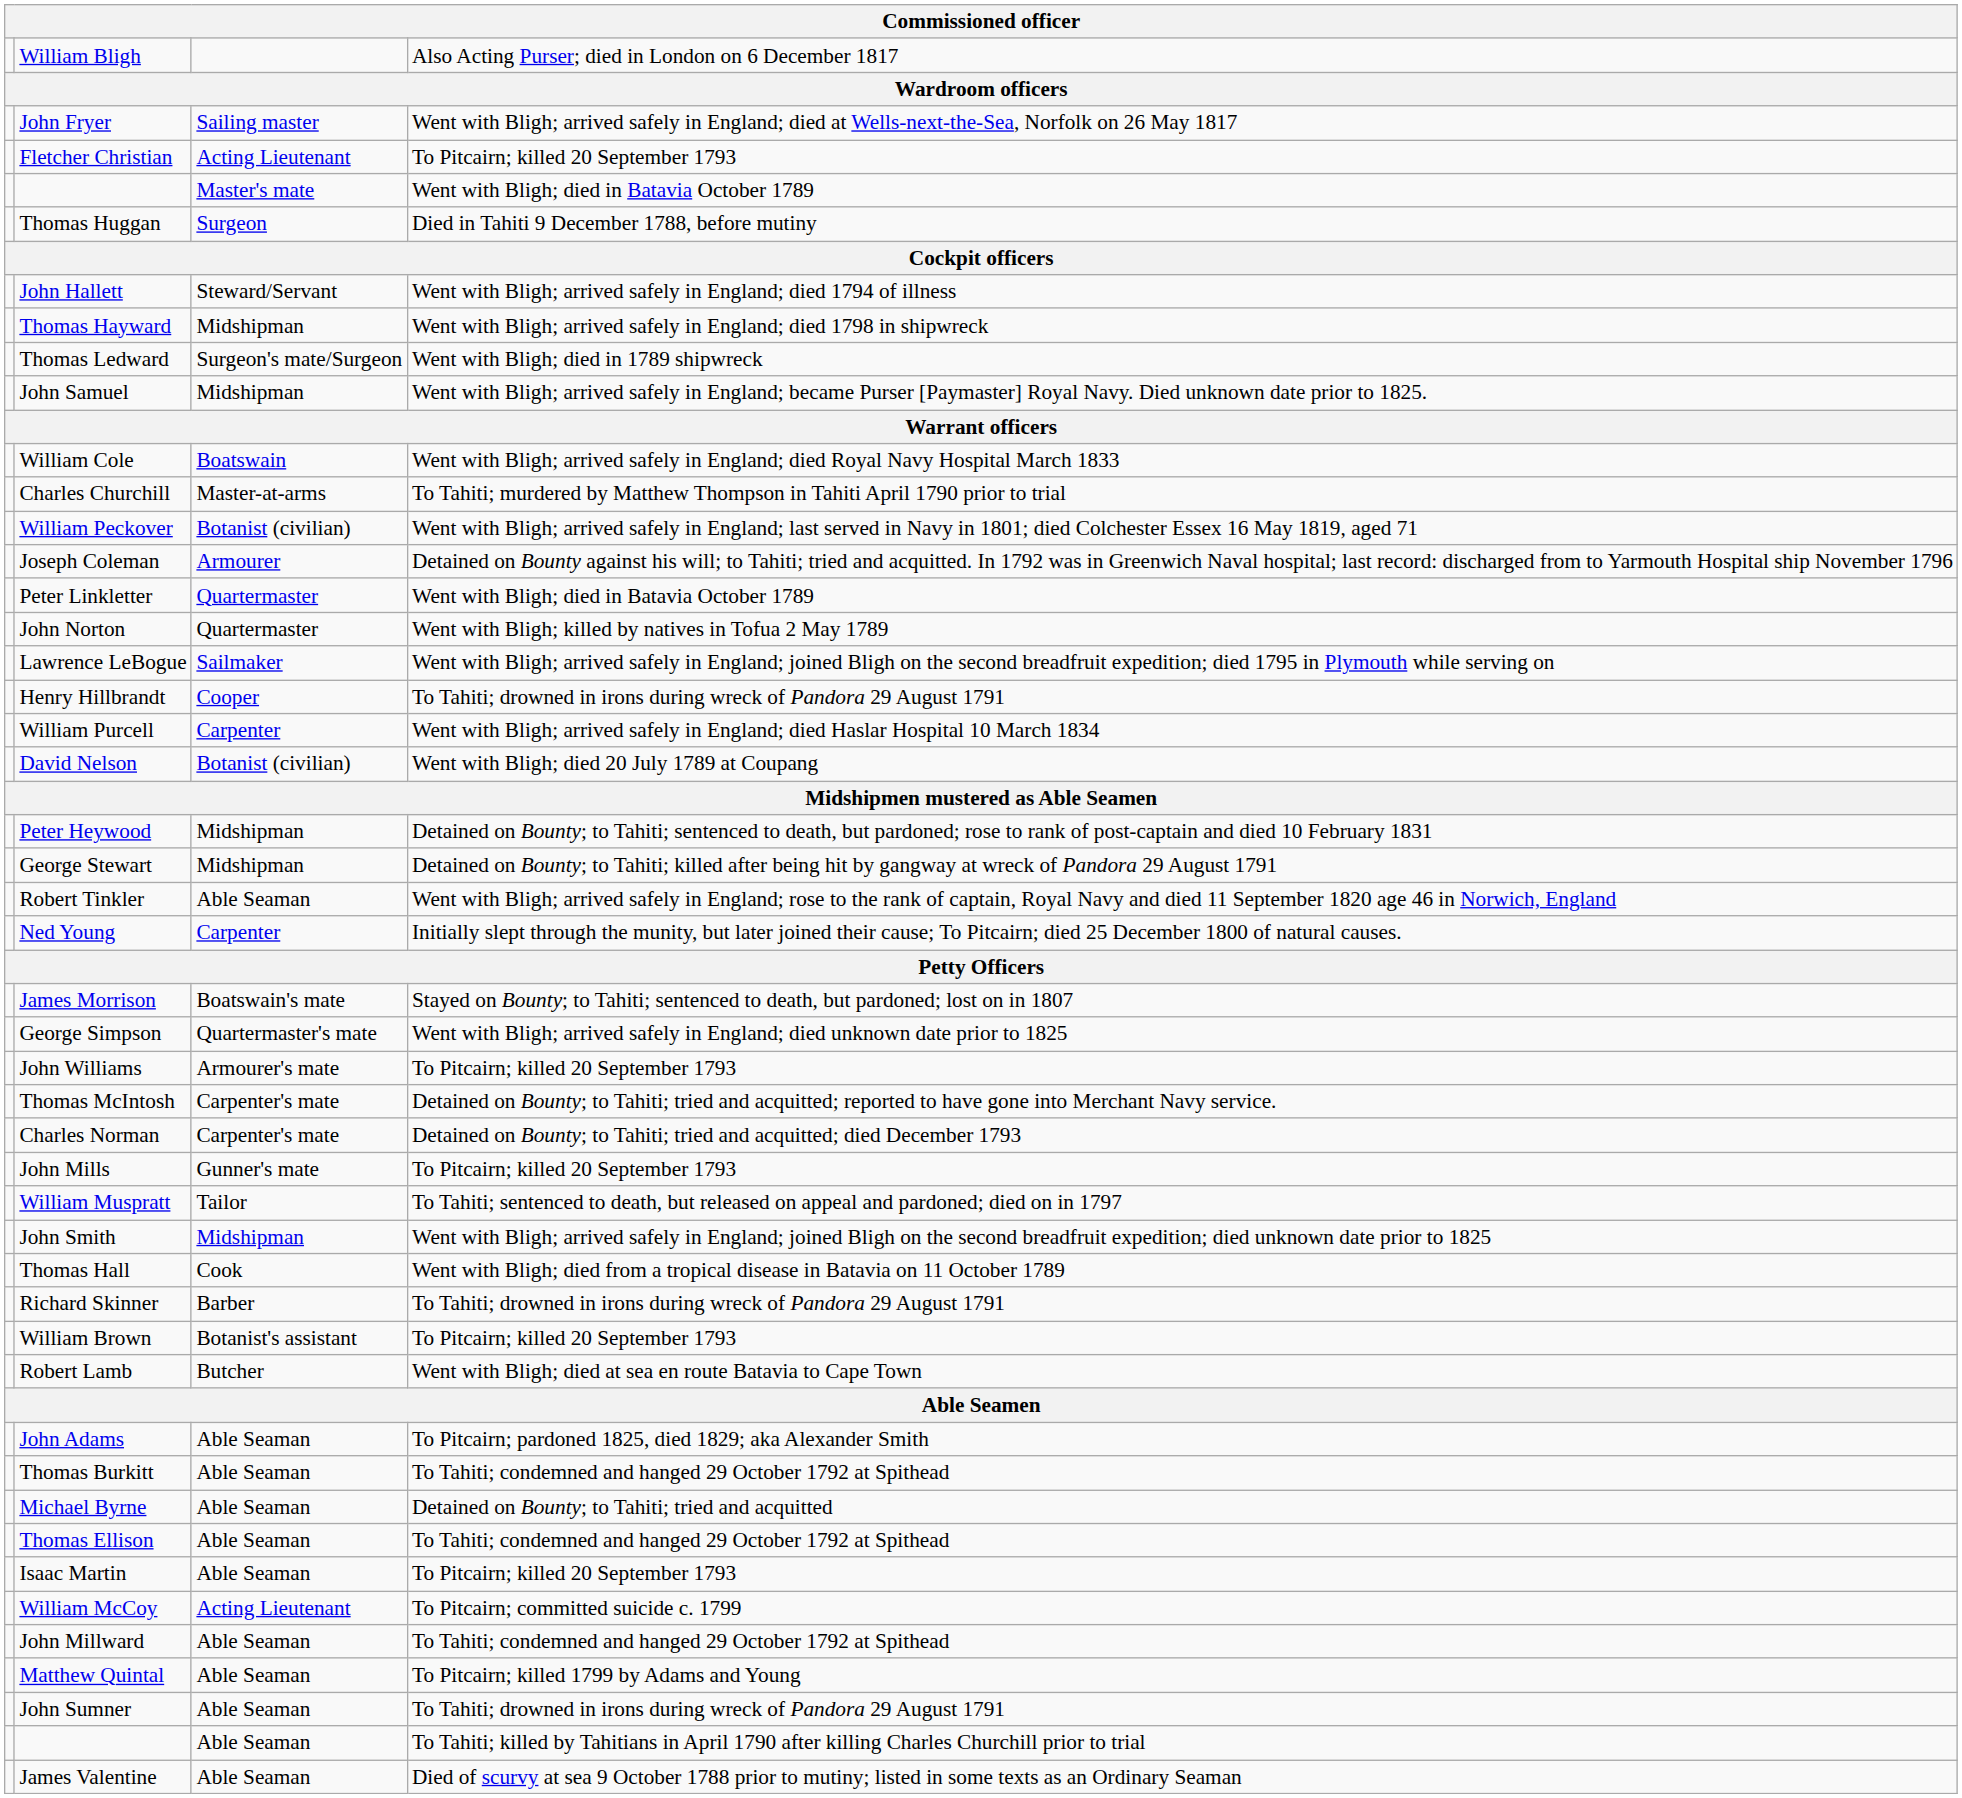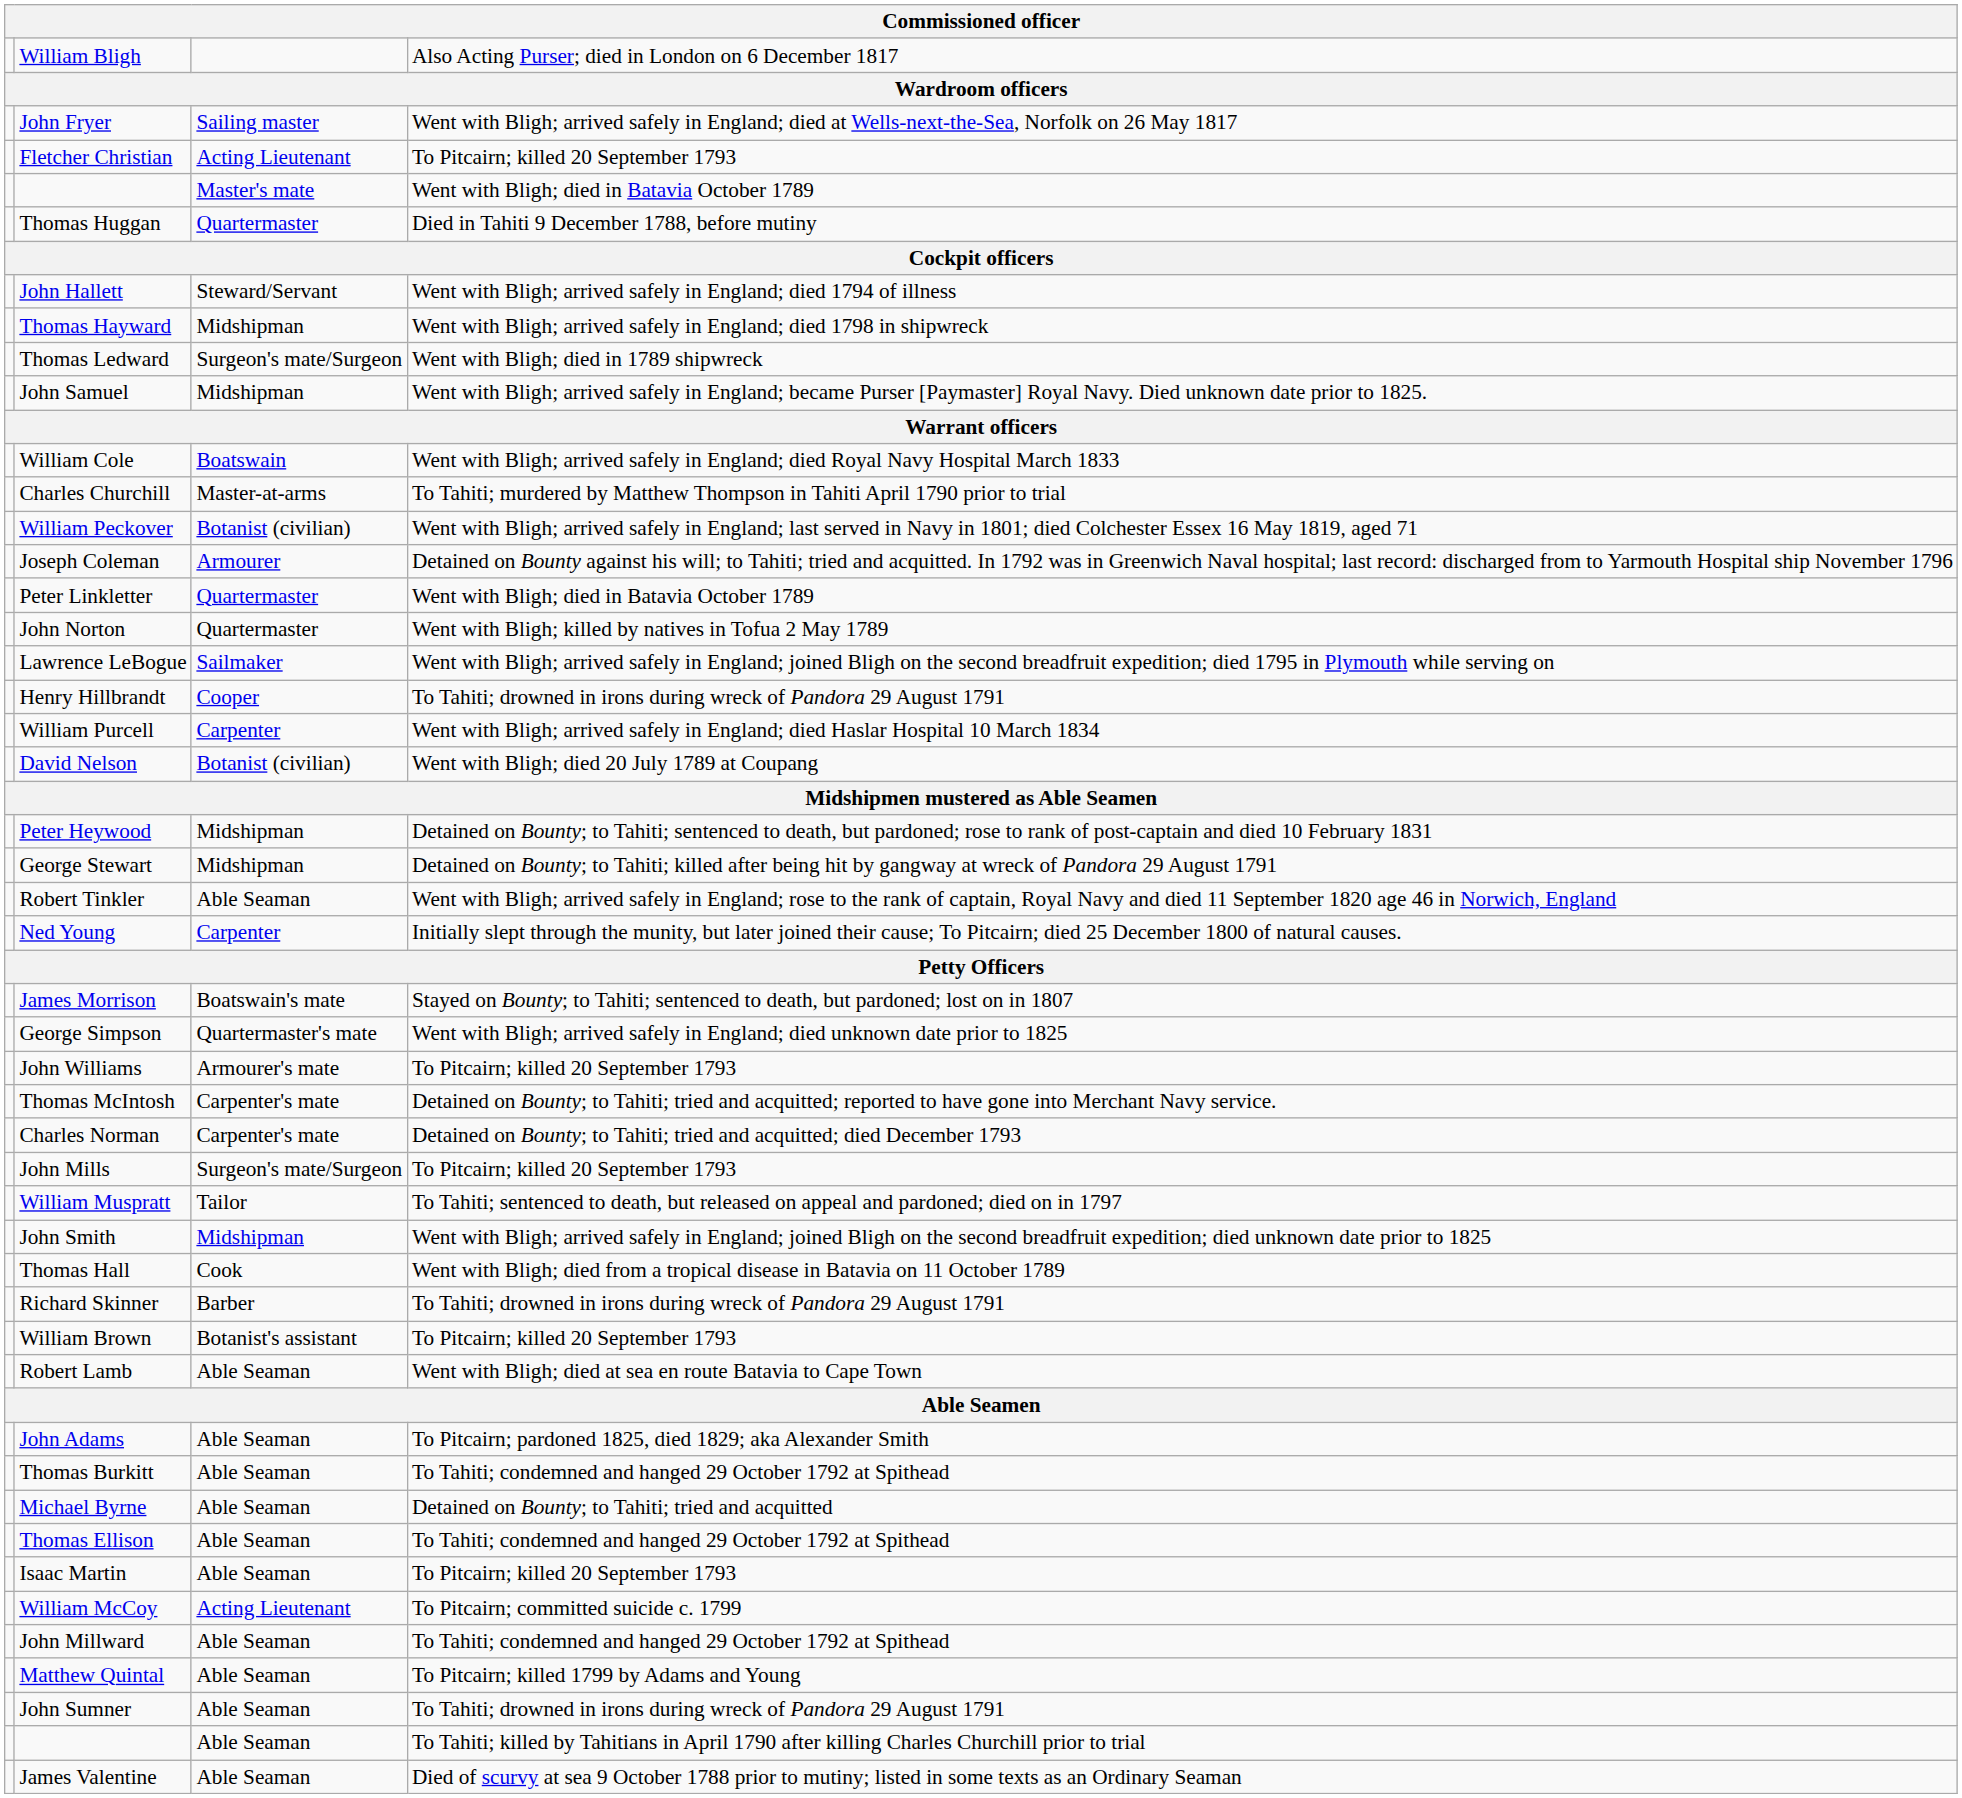(232, 223) Surgeon -> (257, 223) Quartermaster
(258, 1168) Gunner's mate -> (299, 1168) Surgeon's mate/Surgeon
(230, 1371) Butcher -> (253, 1371) Able Seaman
